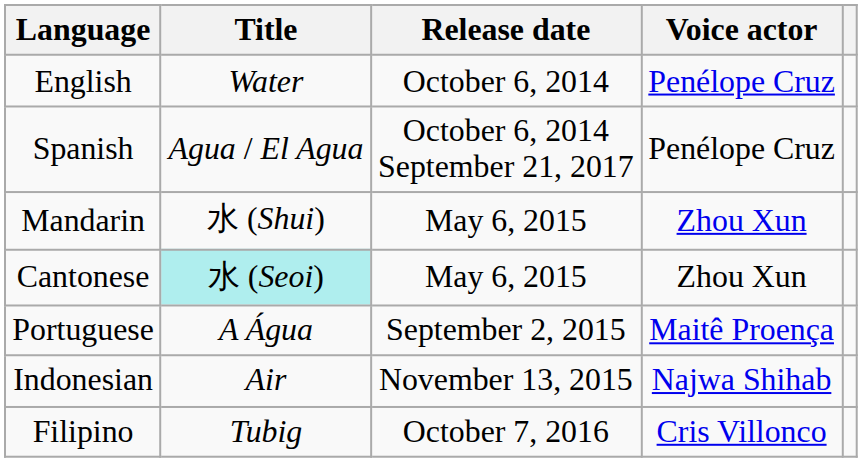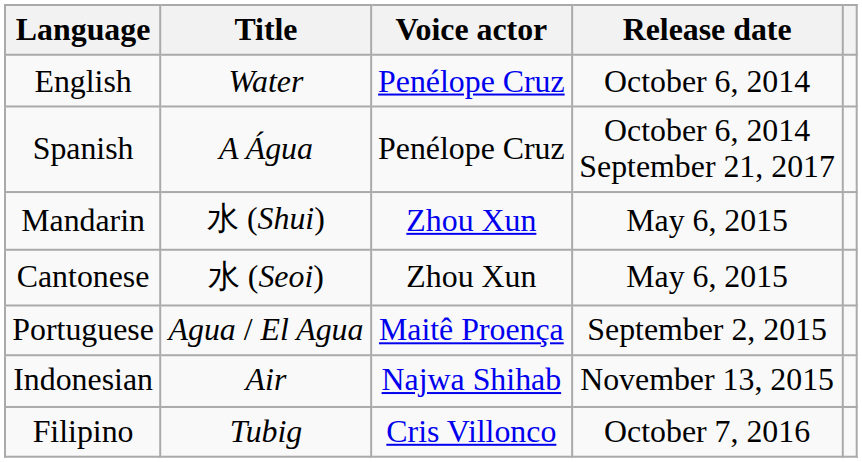columns swapped: (742, 29) <-> (506, 29)
(266, 148) Agua / El Agua -> (266, 148) A Água
(266, 275) paleturquoise background -> (266, 275) no background
(266, 329) A Água -> (266, 329) Agua / El Agua
